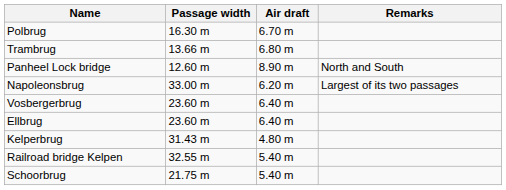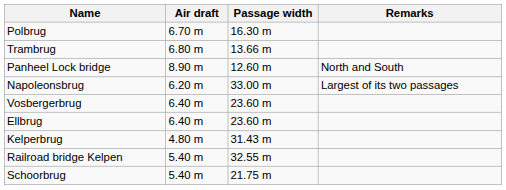columns swapped: (211, 13) <-> (287, 13)
